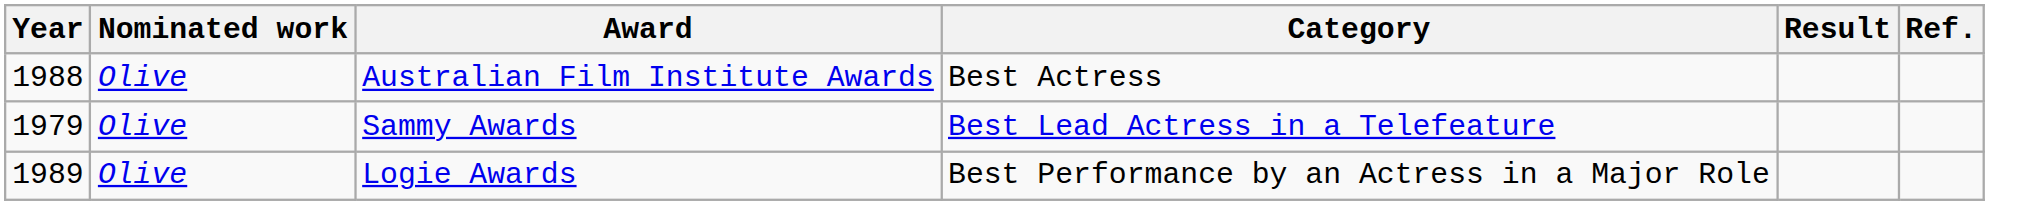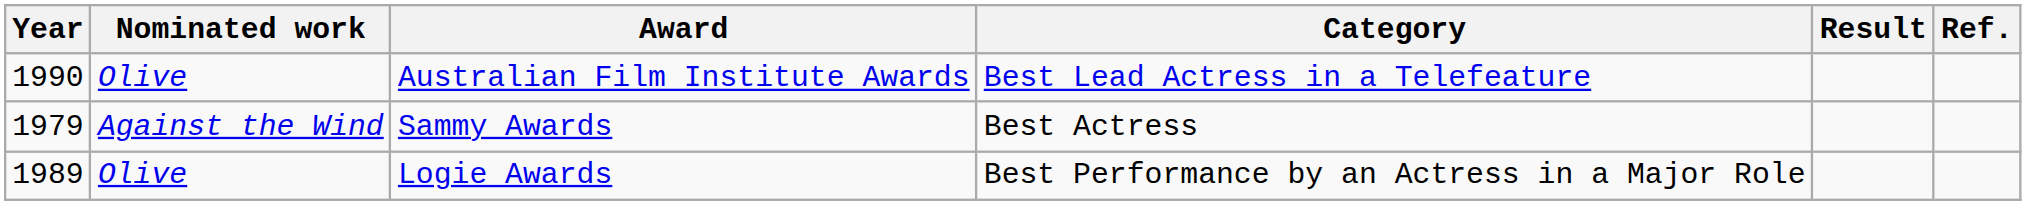(48, 78) 1988 -> (48, 78) 1990
(1055, 78) Best Actress -> (1287, 78) Best Lead Actress in a Telefeature
(143, 126) Olive -> (241, 126) Against the Wind
(1252, 126) Best Lead Actress in a Telefeature -> (1091, 126) Best Actress
